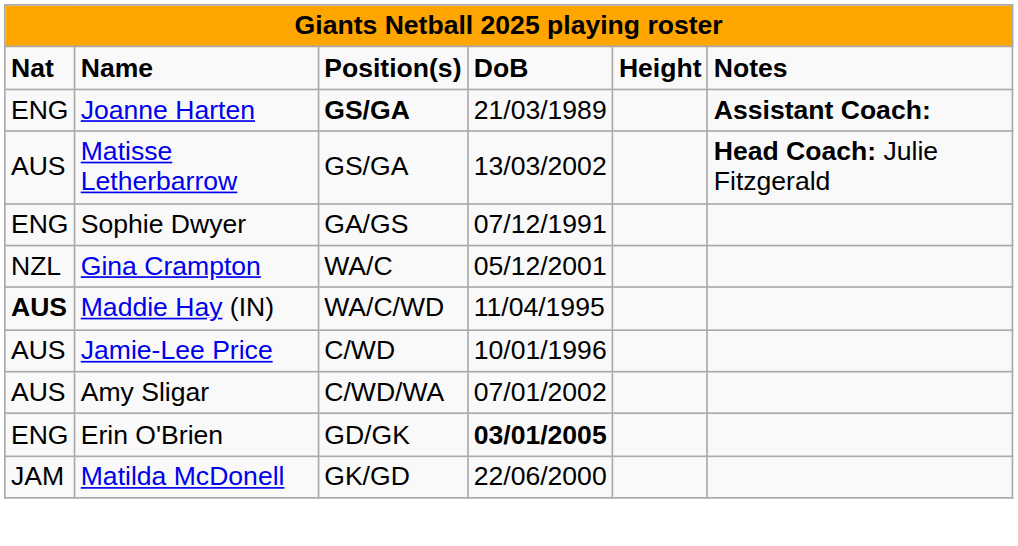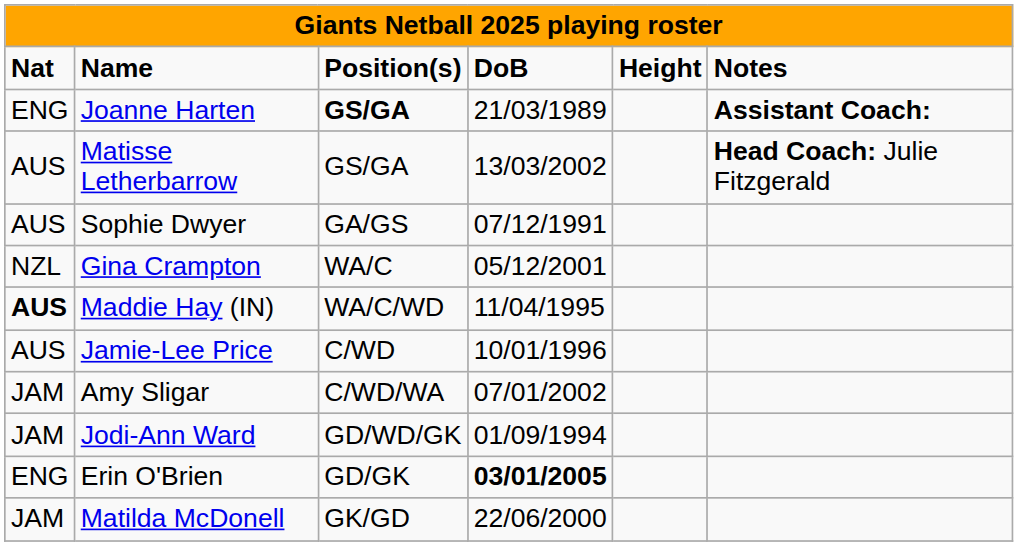(40, 223) ENG -> (38, 223) AUS
(38, 392) AUS -> (38, 392) JAM
+ row: (168, 434)
